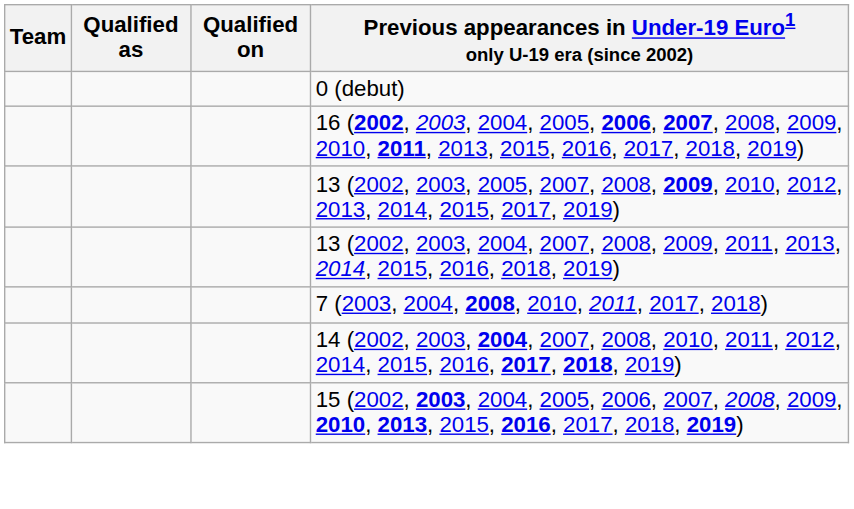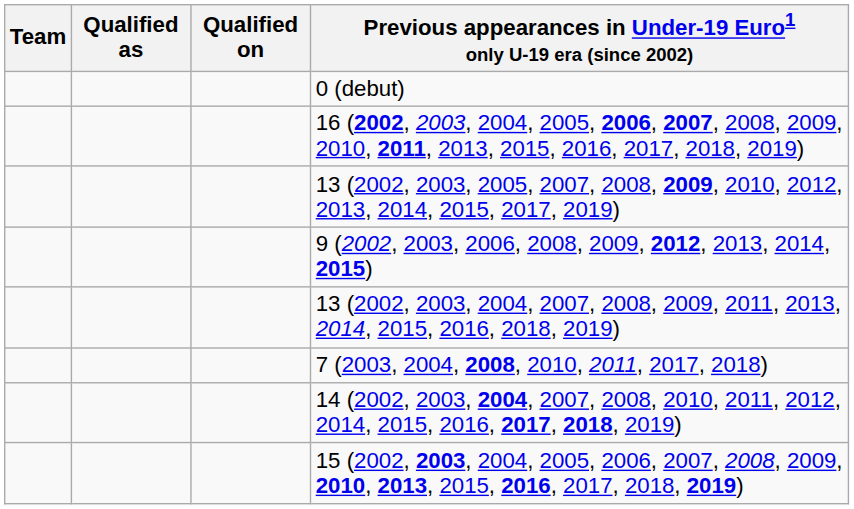+ row: (573, 256)
